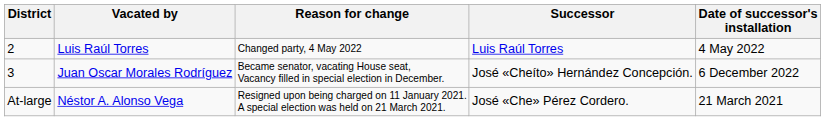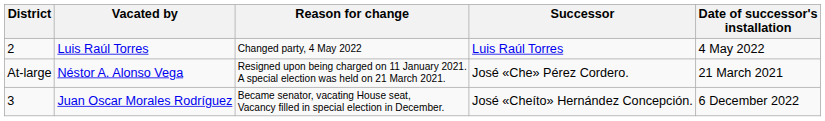rows swapped: (145, 73) <-> (120, 101)
